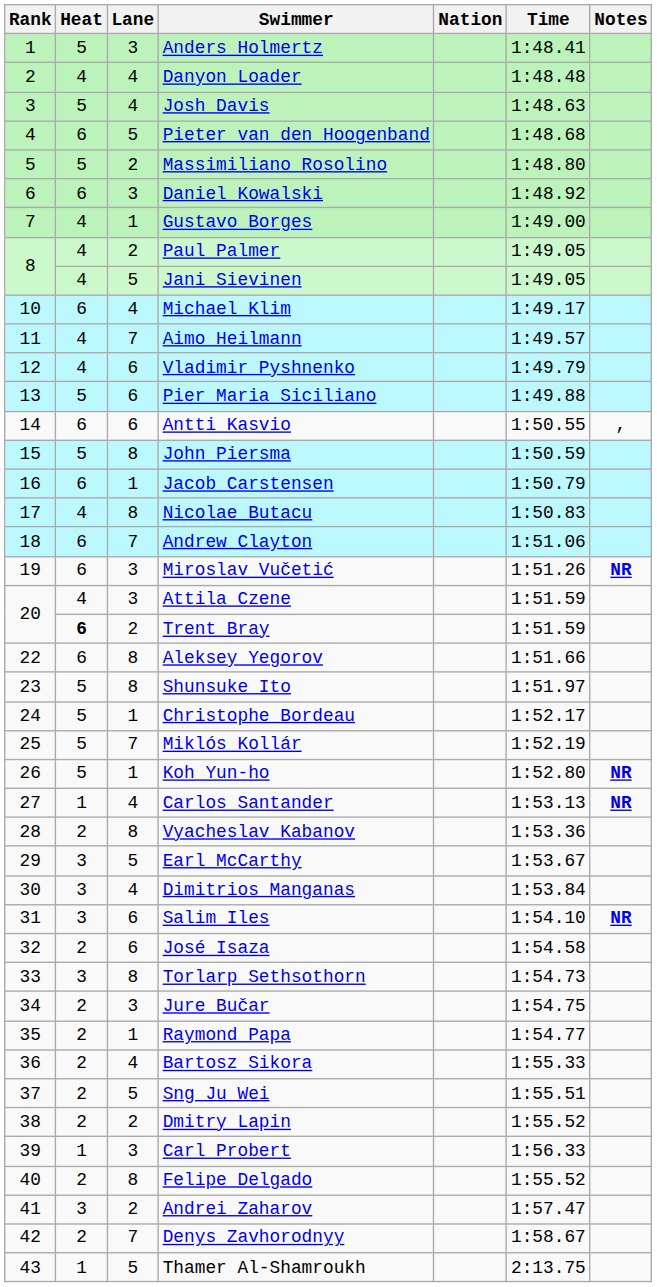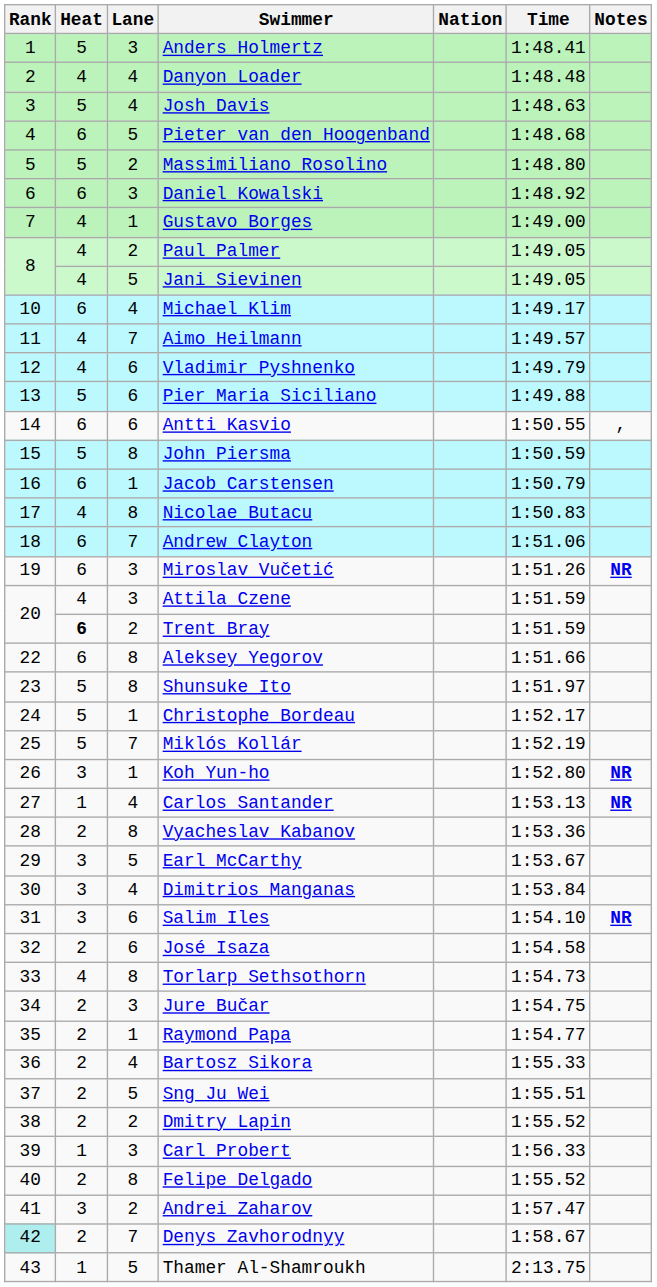(82, 774) 5 -> (82, 774) 3
(82, 977) 3 -> (82, 977) 4
(30, 1238) no background -> (30, 1238) paleturquoise background
